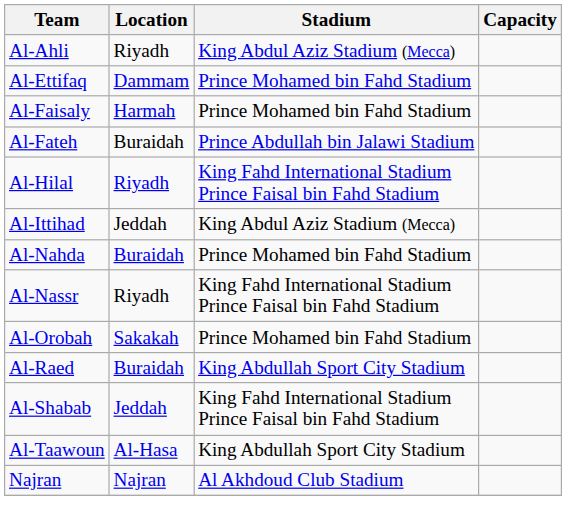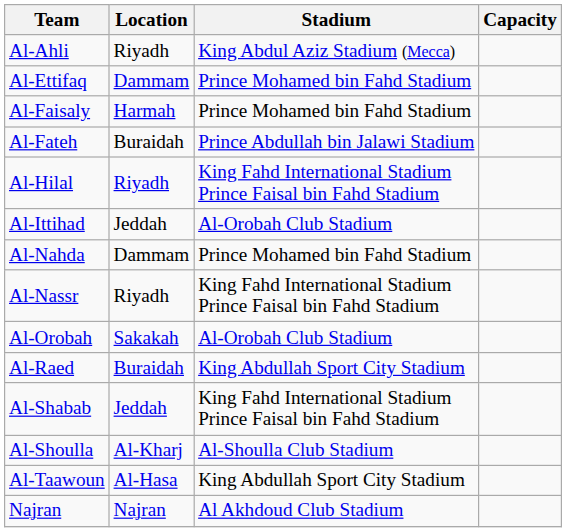(327, 224) King Abdul Aziz Stadium (Mecca) -> (295, 224) Al-Orobah Club Stadium
(149, 254) Buraidah -> (151, 254) Dammam
(335, 336) Prince Mohamed bin Fahd Stadium -> (295, 336) Al-Orobah Club Stadium
+ row: (51, 449)
